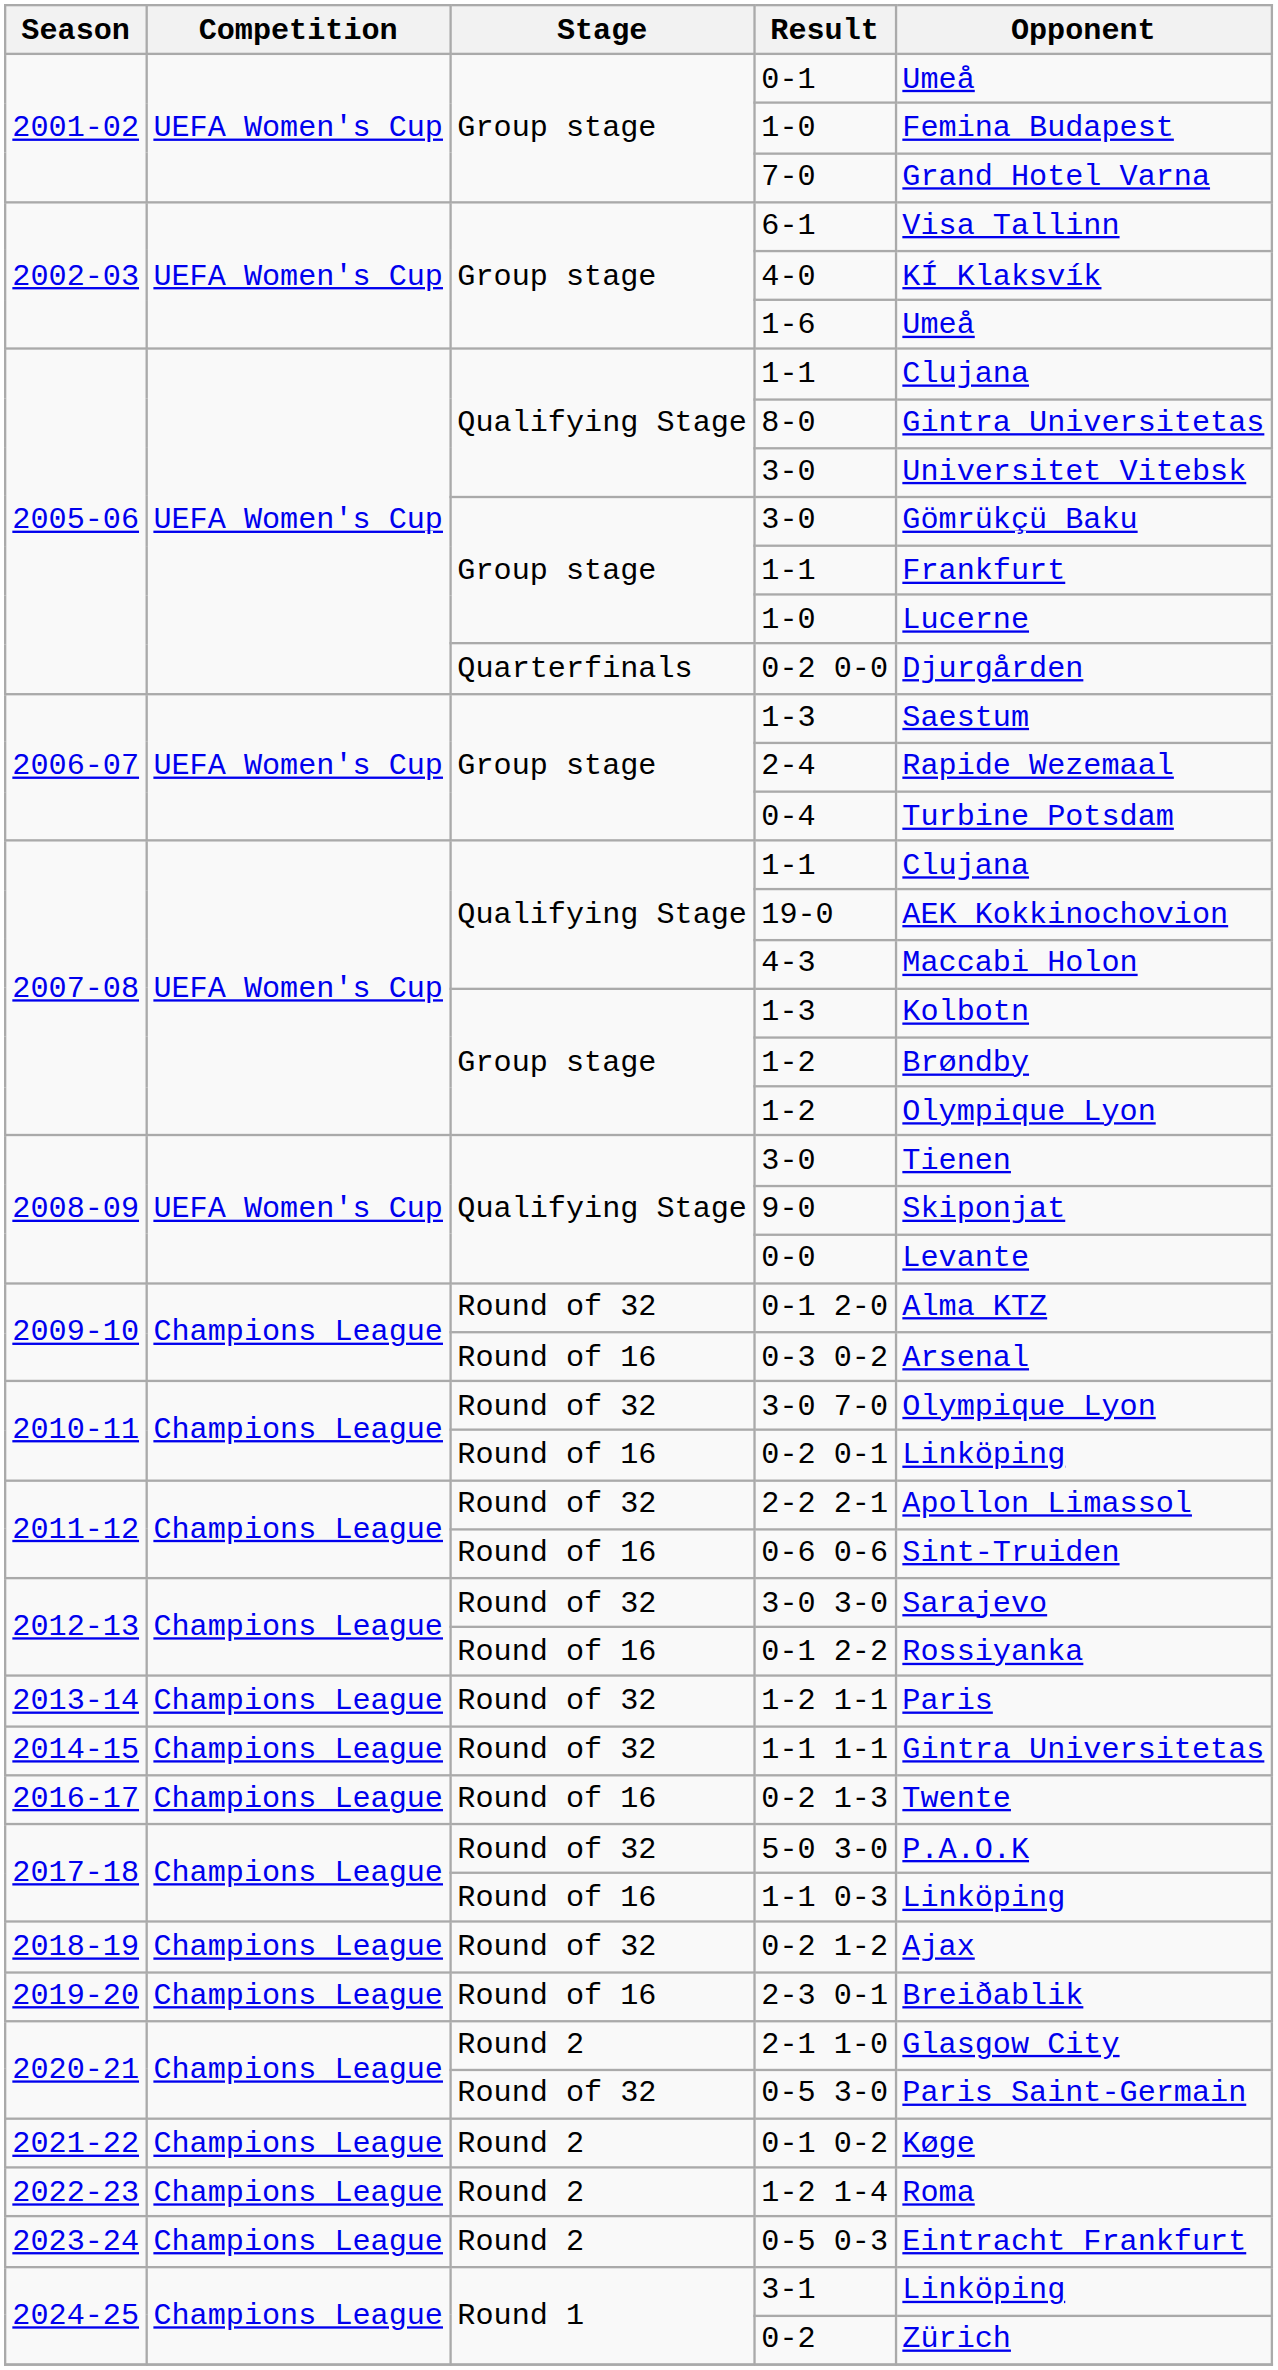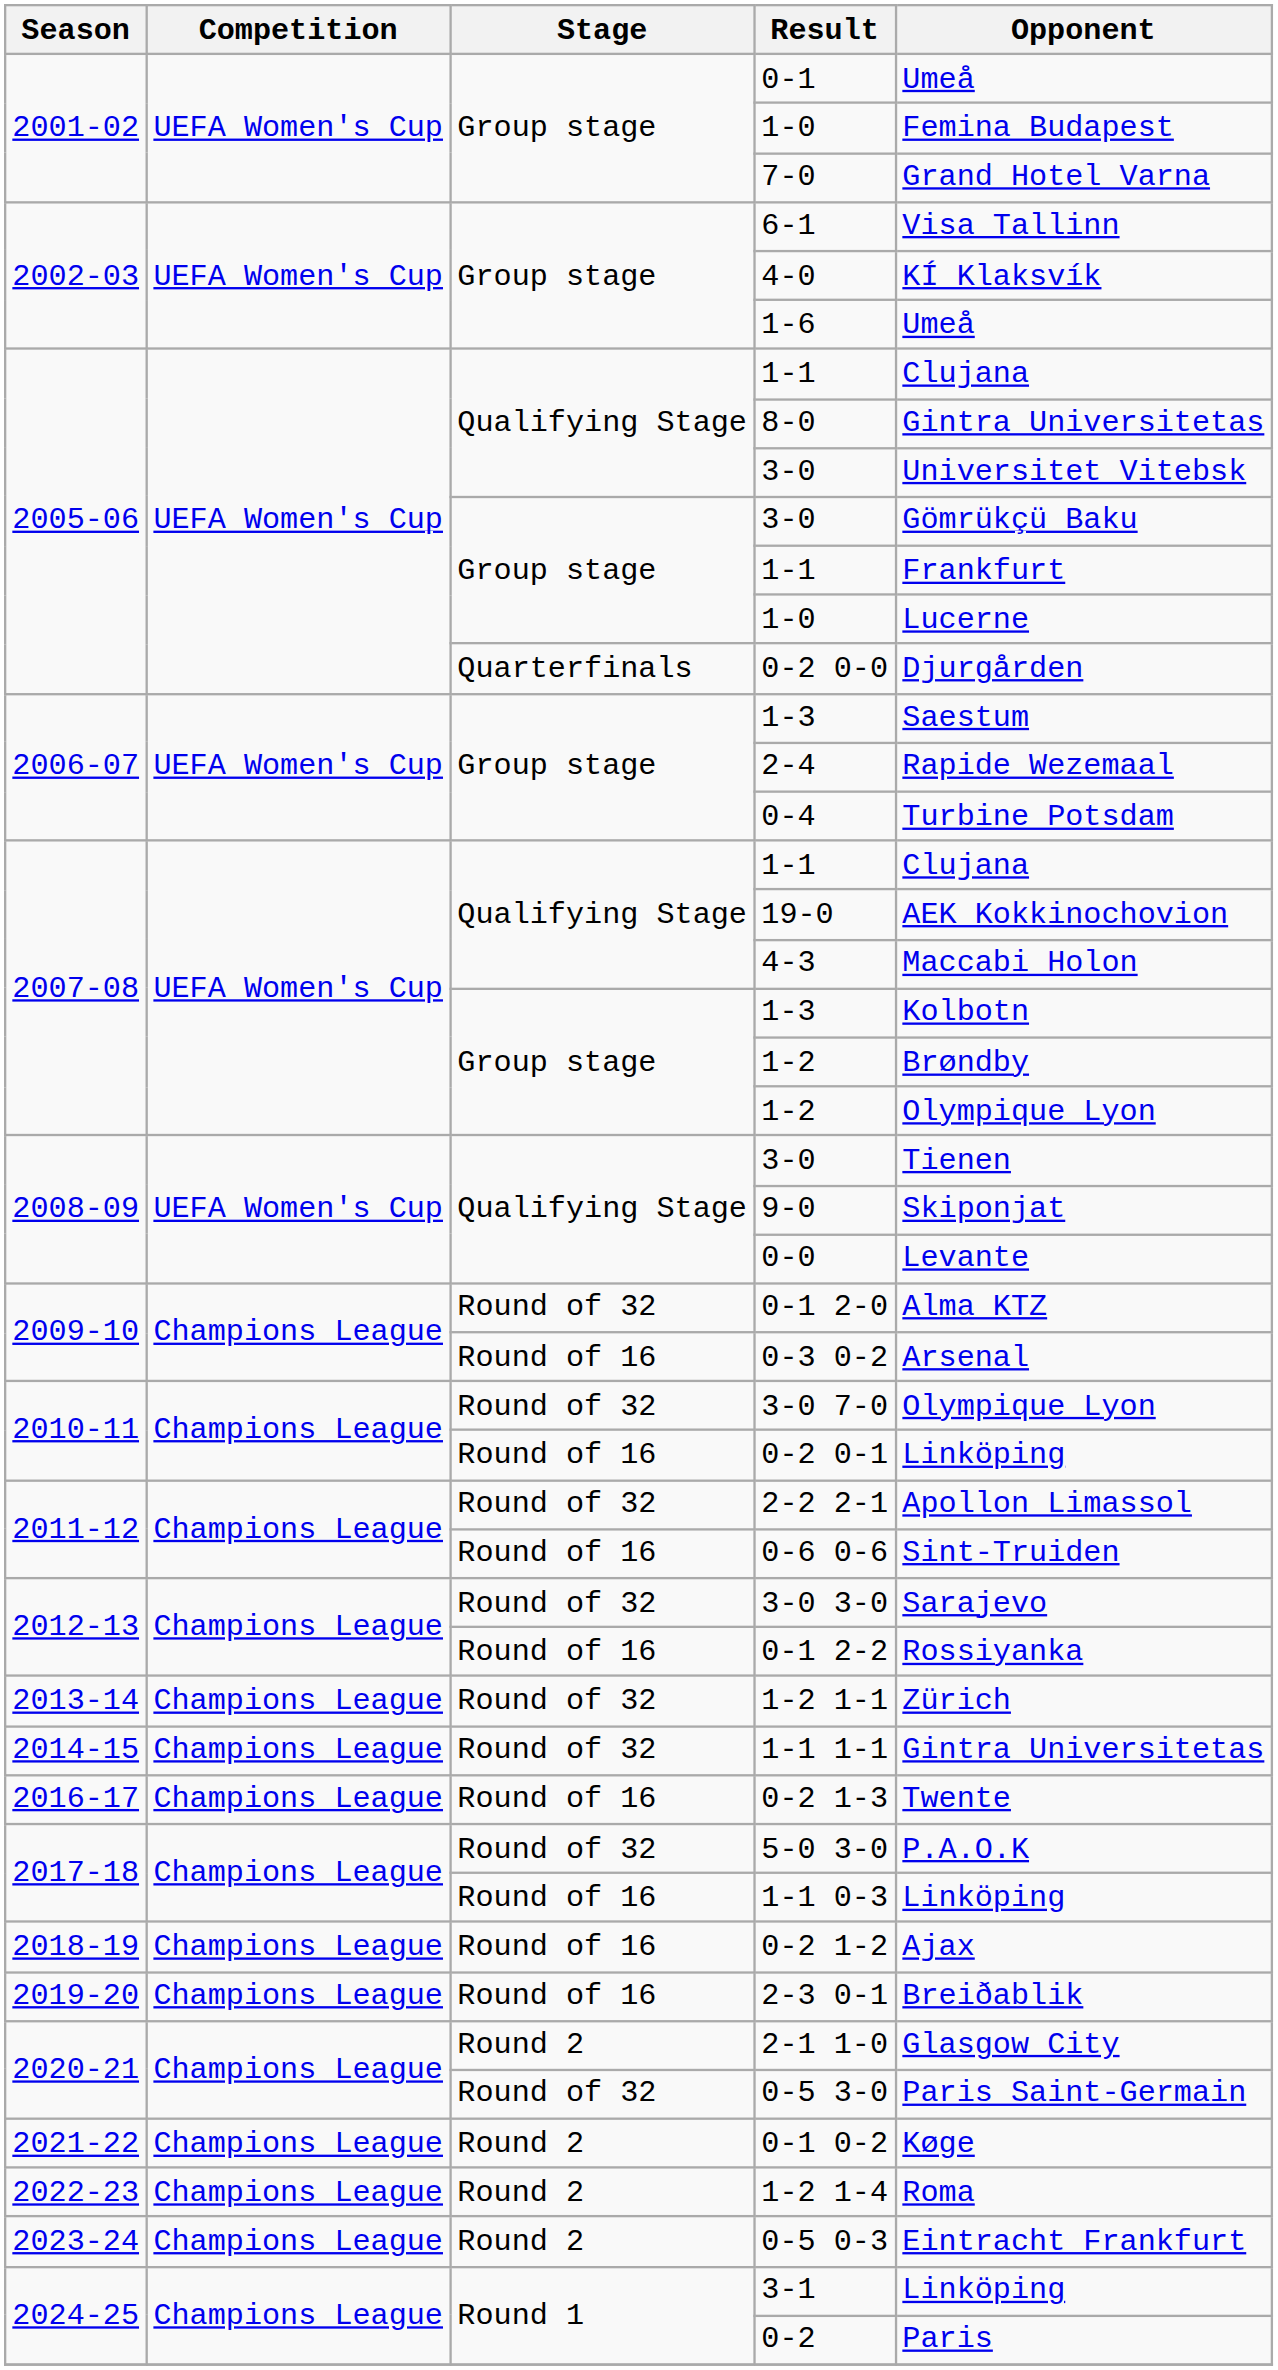(948, 1701) Paris -> (957, 1701) Zürich
(557, 1947) Round of 32 -> (557, 1947) Round of 16
(957, 2340) Zürich -> (948, 2340) Paris
